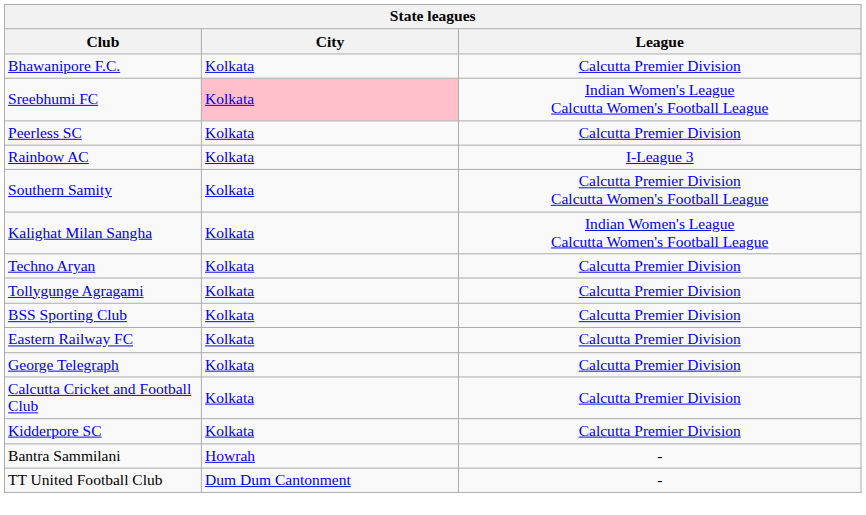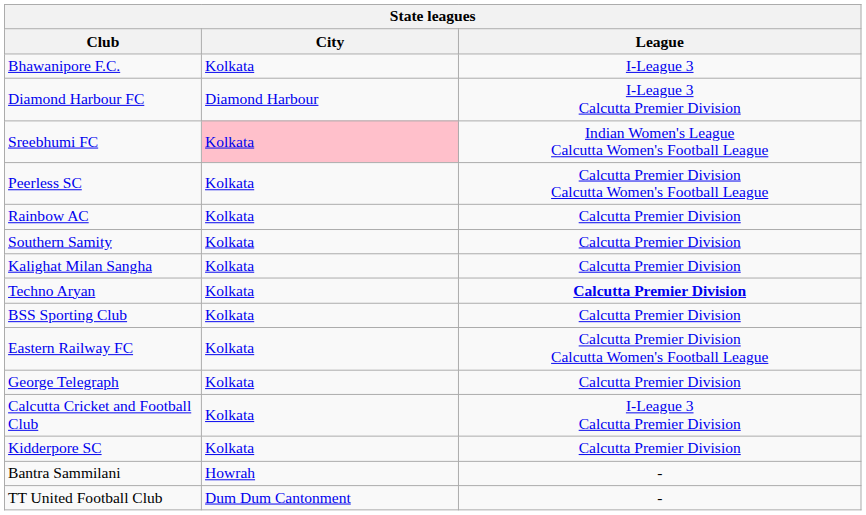(660, 66) Calcutta Premier Division -> (660, 66) I-League 3
+ row: (76, 99)
(660, 132) Calcutta Premier Division -> (660, 183) Calcutta Premier Division Calcutta Women's Football League
(660, 157) I-League 3 -> (660, 216) Calcutta Premier Division
(660, 190) Calcutta Premier Division Calcutta Women's Football League -> (660, 241) Calcutta Premier Division
(660, 232) Indian Women's League Calcutta Women's Football League -> (660, 266) Calcutta Premier Division
(660, 266) normal -> (660, 290) bold
- row: (76, 290)
(660, 339) Calcutta Premier Division -> (660, 348) Calcutta Premier Division Calcutta Women's Football League
(660, 397) Calcutta Premier Division -> (660, 415) I-League 3 Calcutta Premier Division
